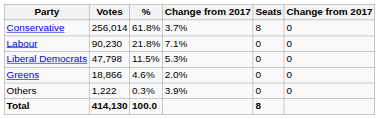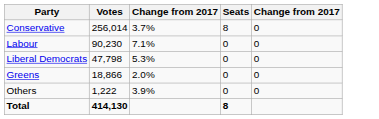- column: (146, 12)
